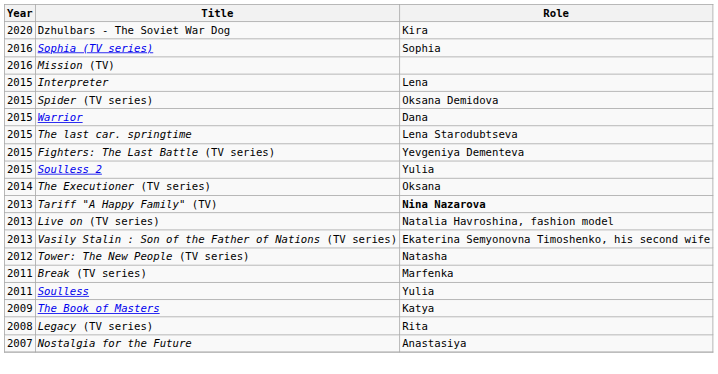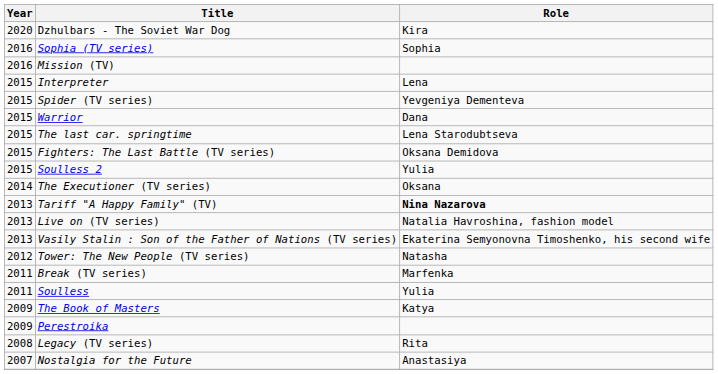(450, 100) Oksana Demidova -> (463, 100) Yevgeniya Dementeva
(463, 152) Yevgeniya Dementeva -> (450, 152) Oksana Demidova
+ row: (73, 326)
